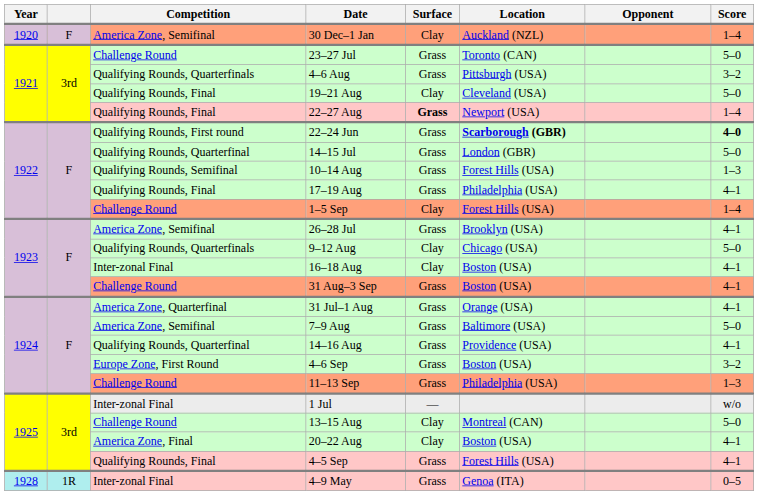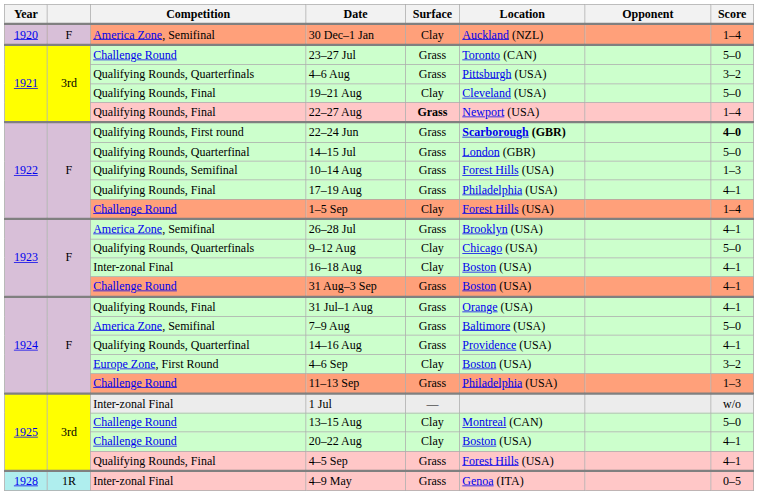(160, 306) America Zone, Quarterfinal -> (154, 306) Qualifying Rounds, Final
(432, 364) Grass -> (432, 364) Clay
(143, 441) America Zone, Final -> (135, 441) Challenge Round
